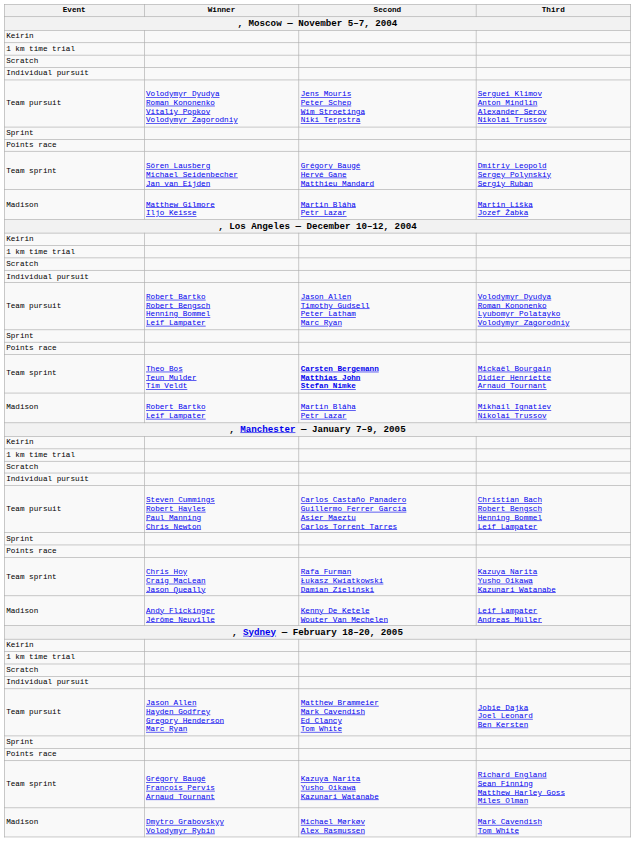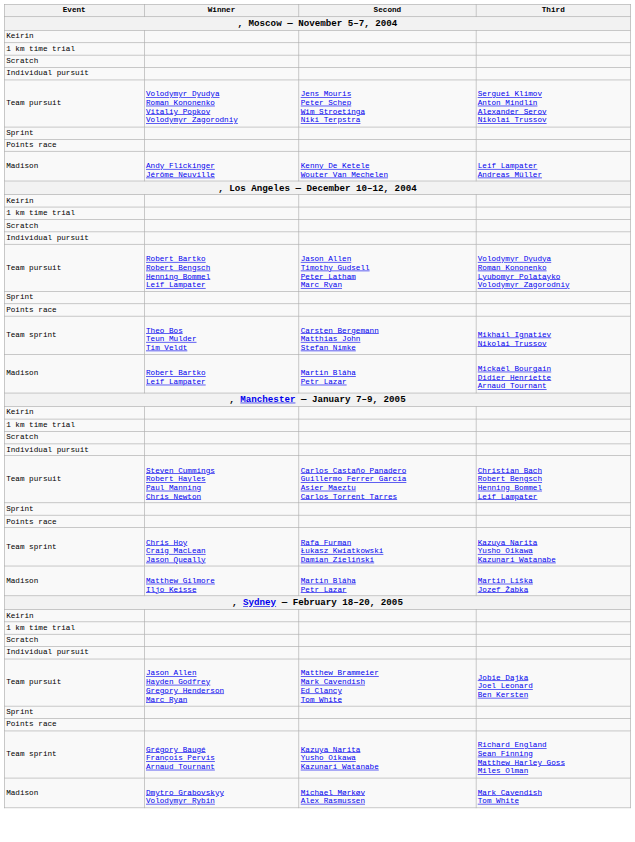- row: (31, 171)
rows swapped: (22, 205) <-> (22, 611)
(340, 378) bold -> (340, 340) normal
(514, 378) Mickaël Bourgain Didier Henriette Arnaud Tournant -> (514, 340) Mikhail Ignatiev Nikolai Trussov
(514, 412) Mikhail Ignatiev Nikolai Trussov -> (514, 378) Mickaël Bourgain Didier Henriette Arnaud Tournant
